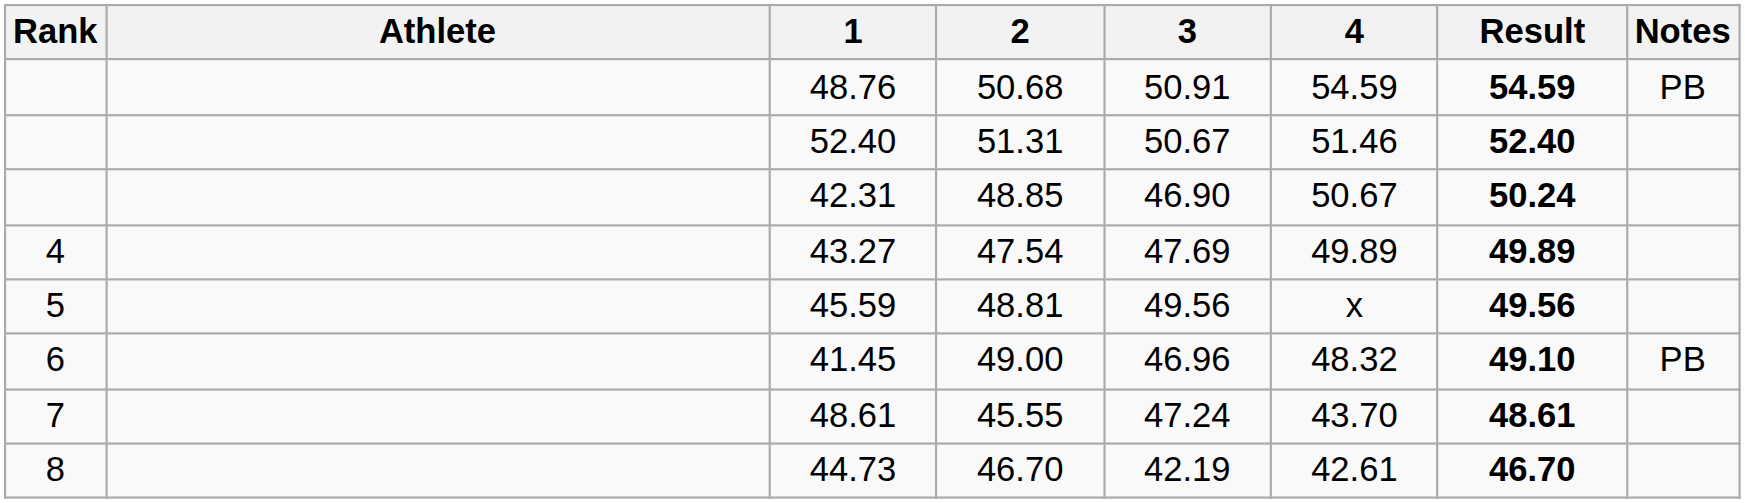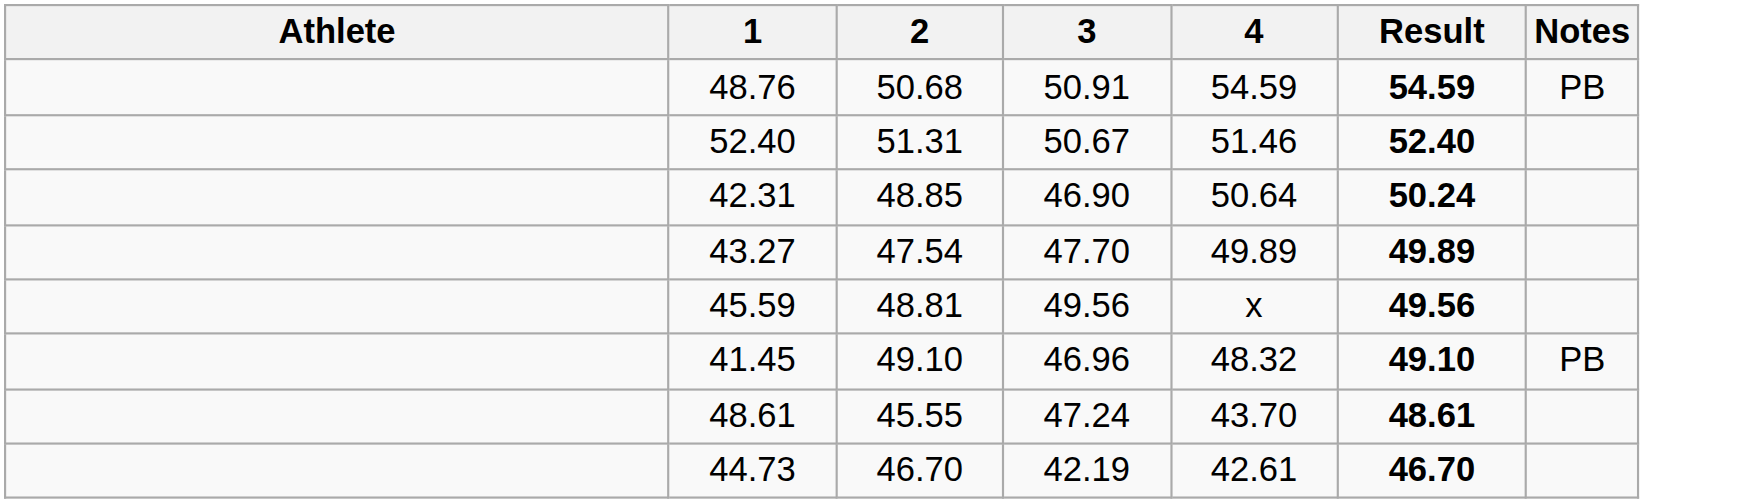- column: (55, 31)
(1354, 196) 50.67 -> (1254, 196) 50.64
(1187, 251) 47.69 -> (1087, 251) 47.70
(1020, 360) 49.00 -> (920, 360) 49.10
